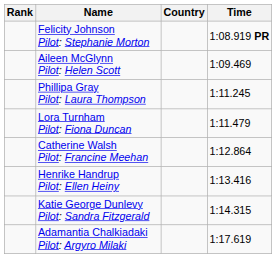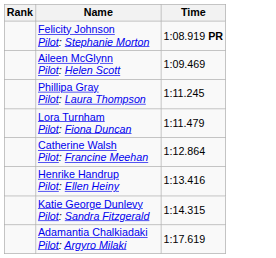- column: (184, 13)
